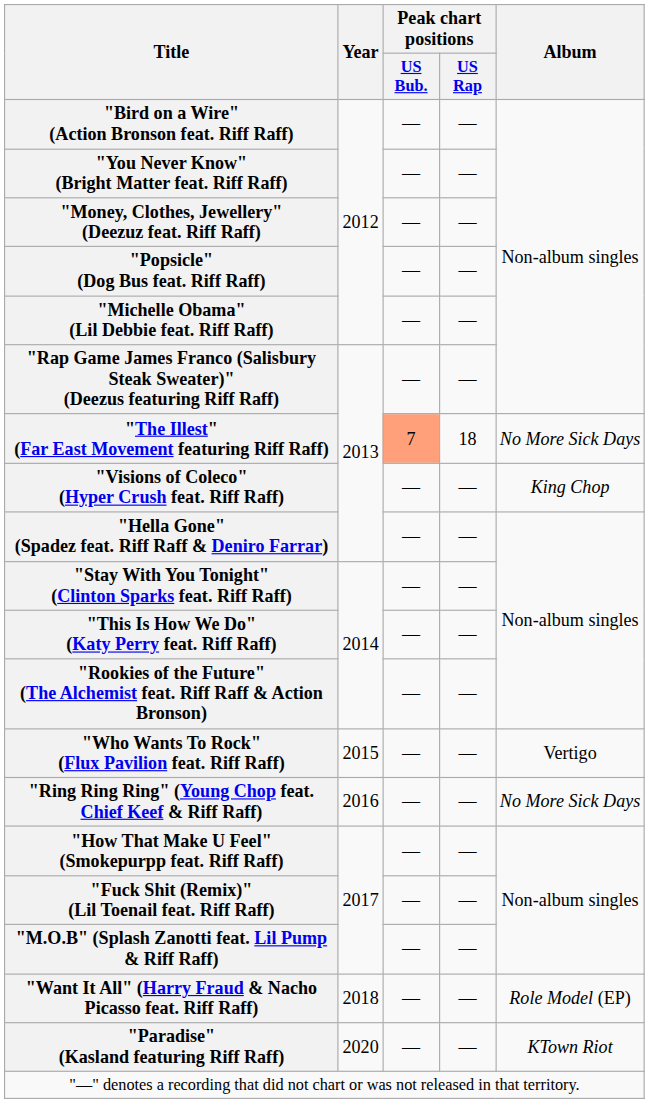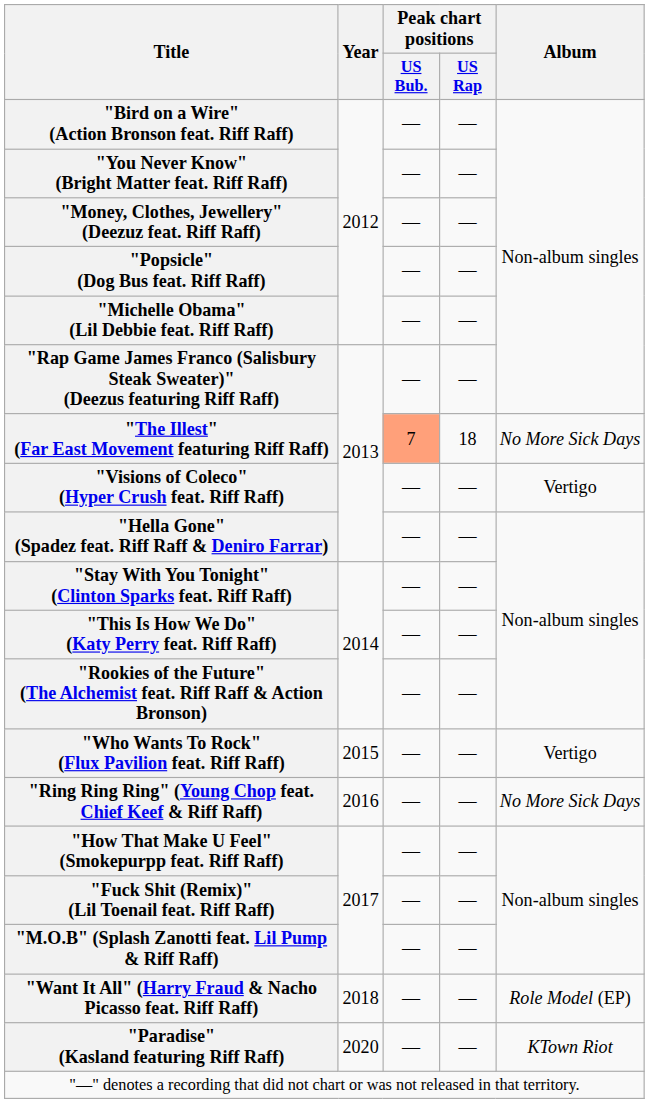(570, 487) King Chop -> (570, 487) Vertigo
